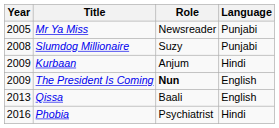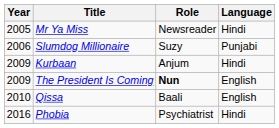(239, 30) Punjabi -> (233, 30) Hindi
(19, 47) 2008 -> (19, 47) 2006
(19, 98) 2013 -> (19, 98) 2010
